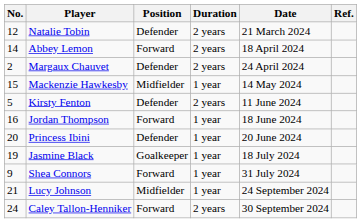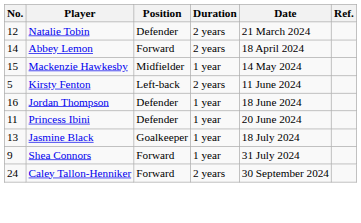- row: (69, 66)
(157, 102) Defender -> (158, 84) Left-back
(155, 119) Forward -> (157, 102) Defender
(13, 137) 20 -> (12, 119) 11
(13, 155) 19 -> (13, 137) 13
- row: (60, 191)
